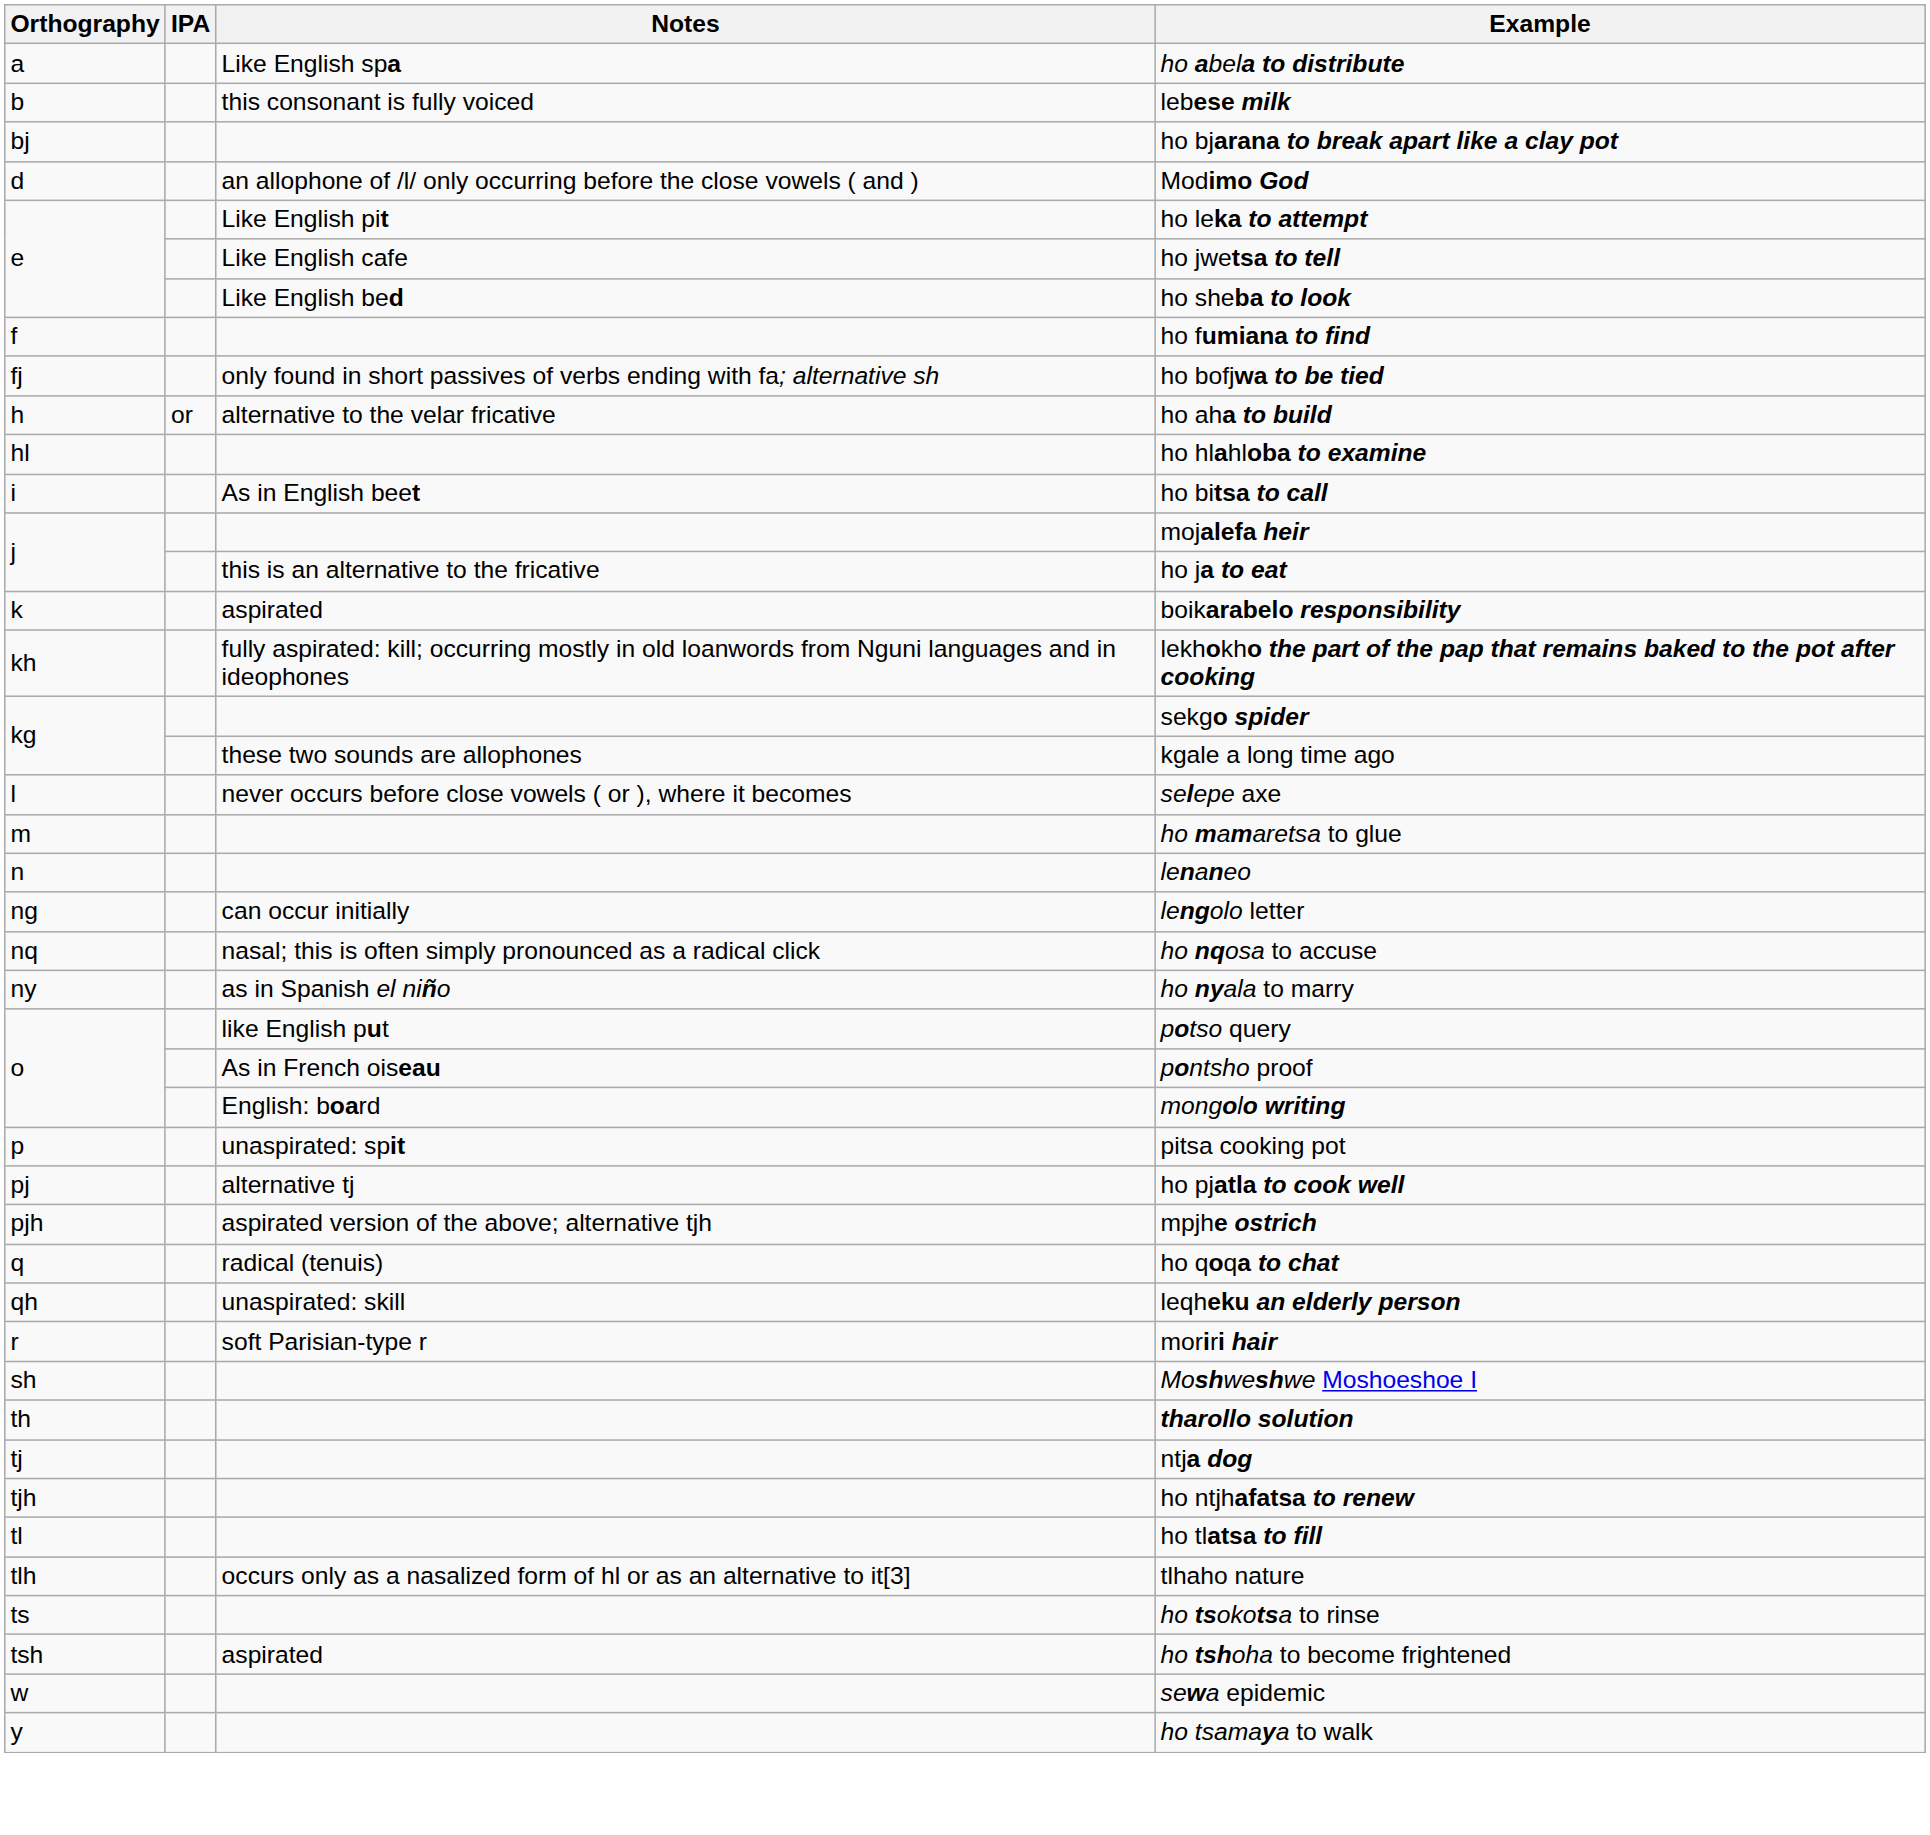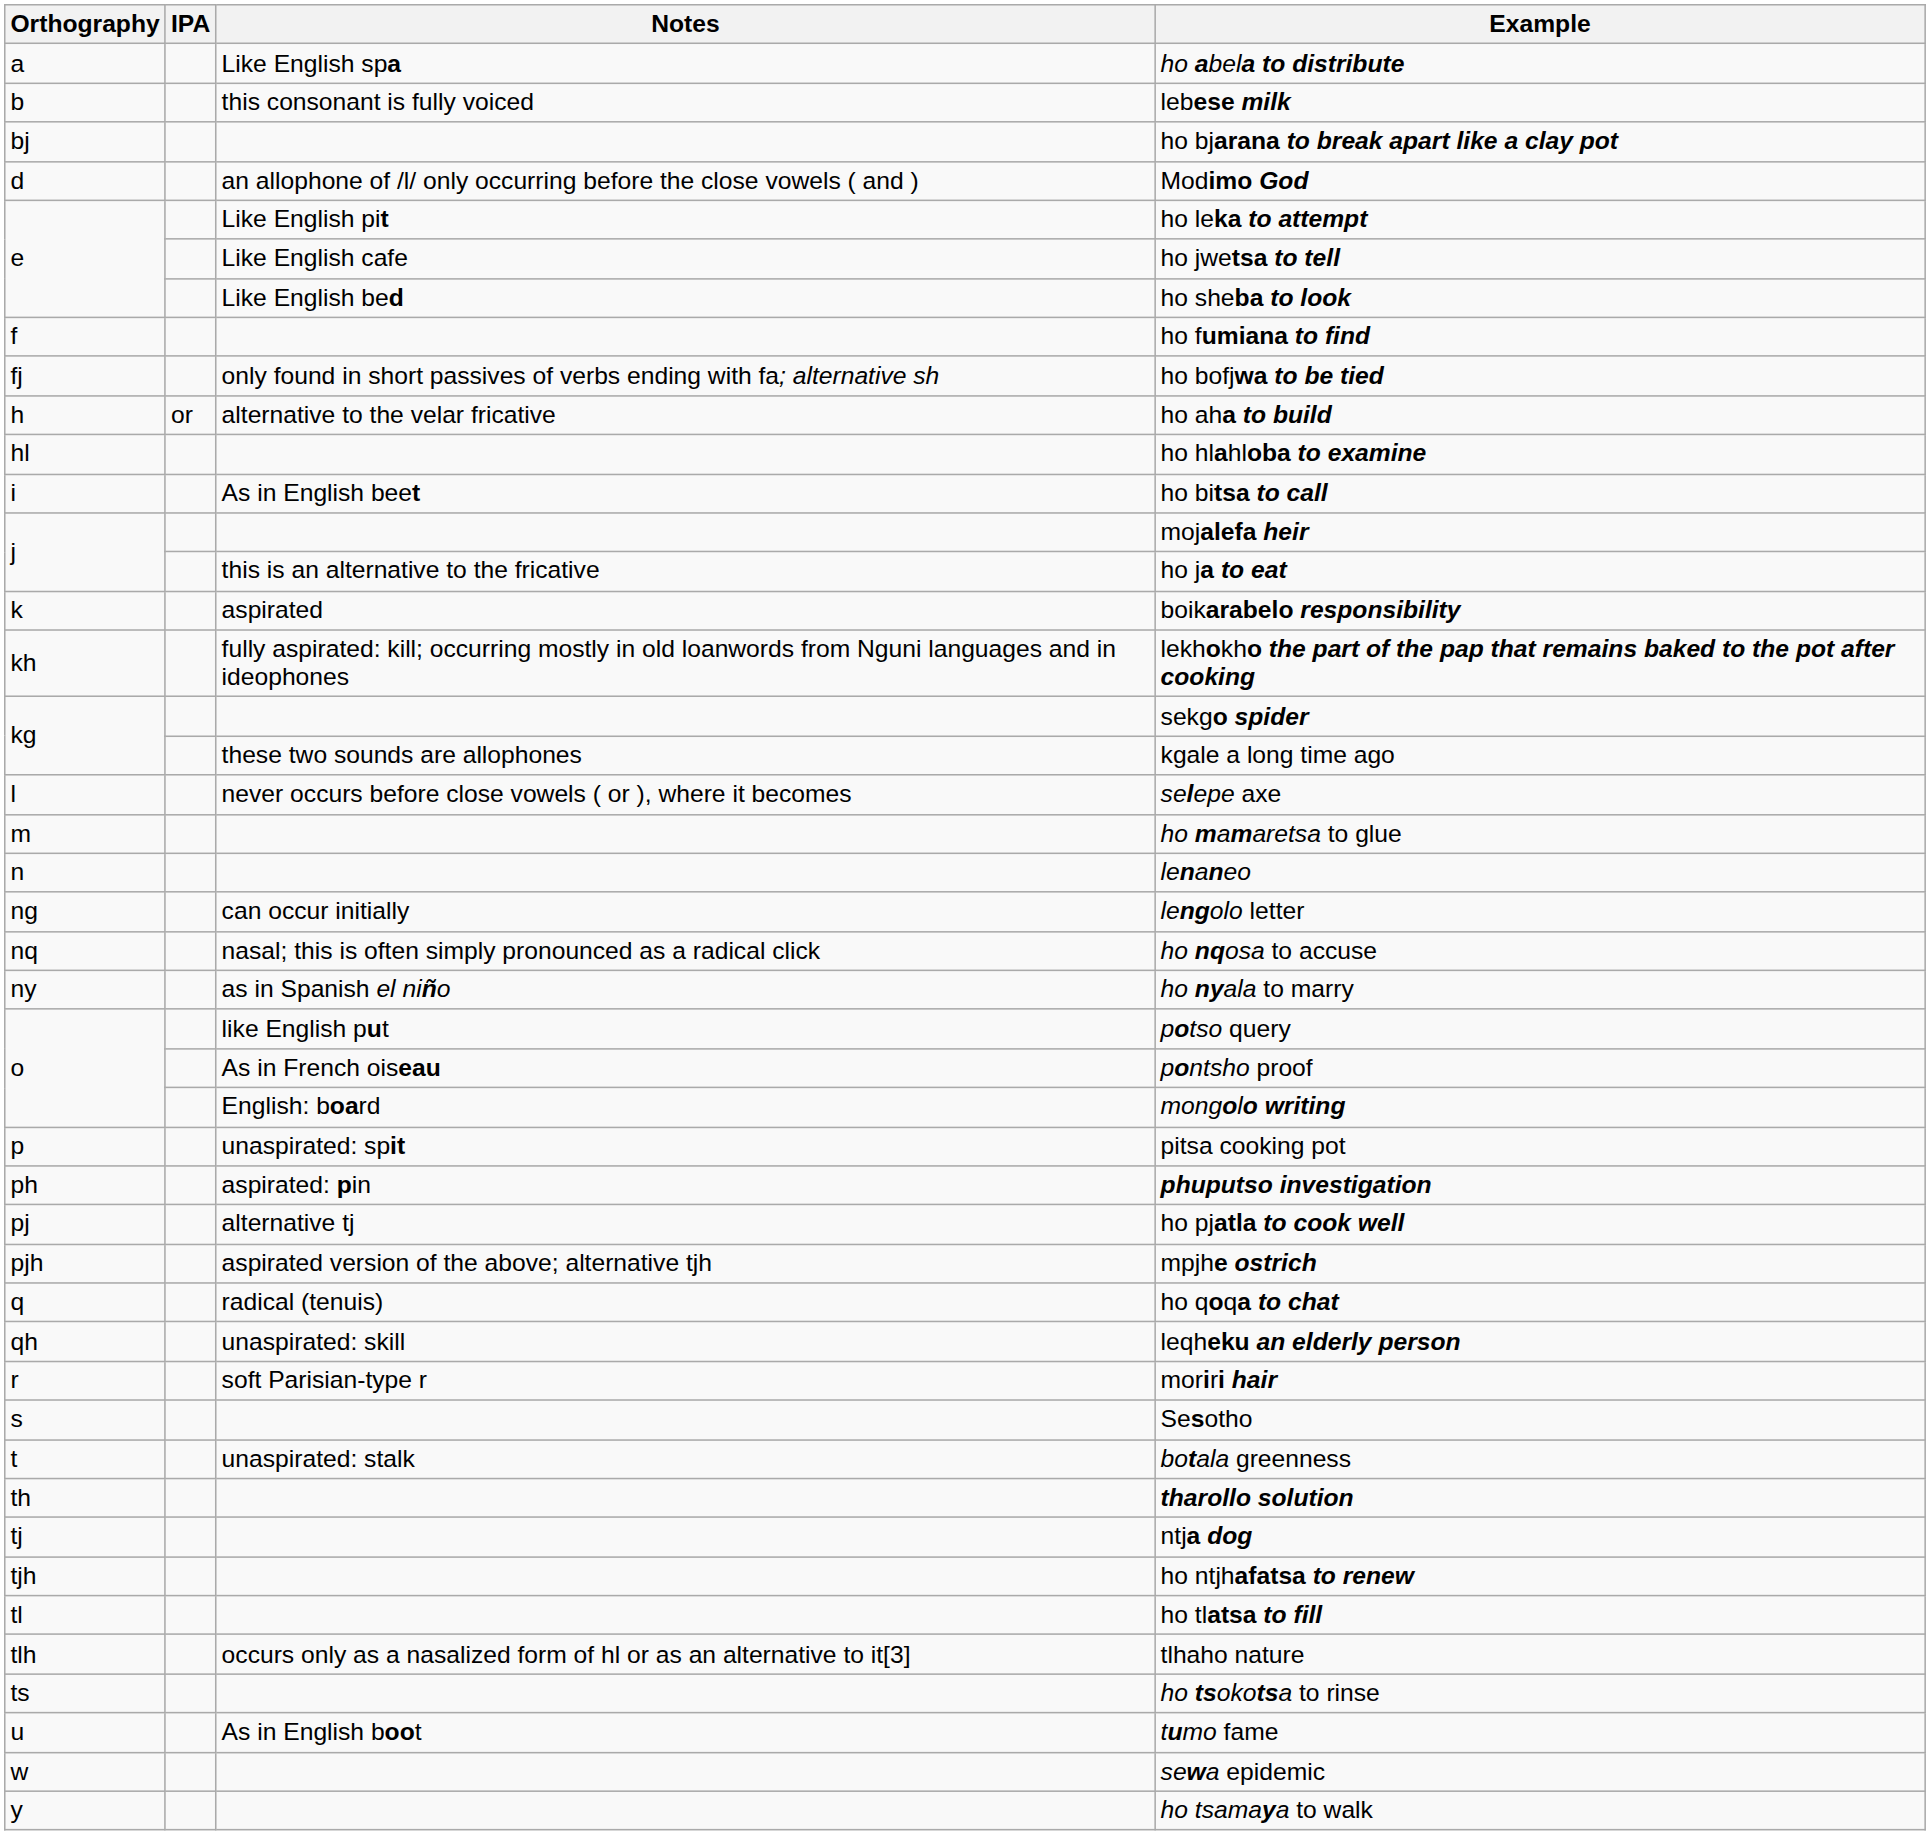+ row: (1296, 1185)
+ row: (1206, 1419)
- row: (1319, 1380)
+ row: (1256, 1458)
- row: (1336, 1653)
+ row: (1219, 1732)
